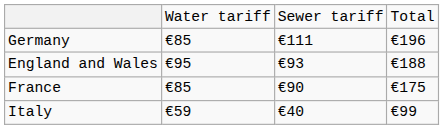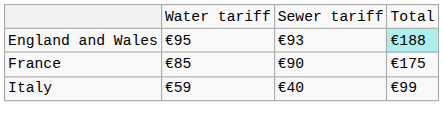- row: (39, 40)
(408, 64) no background -> (408, 40) paleturquoise background
